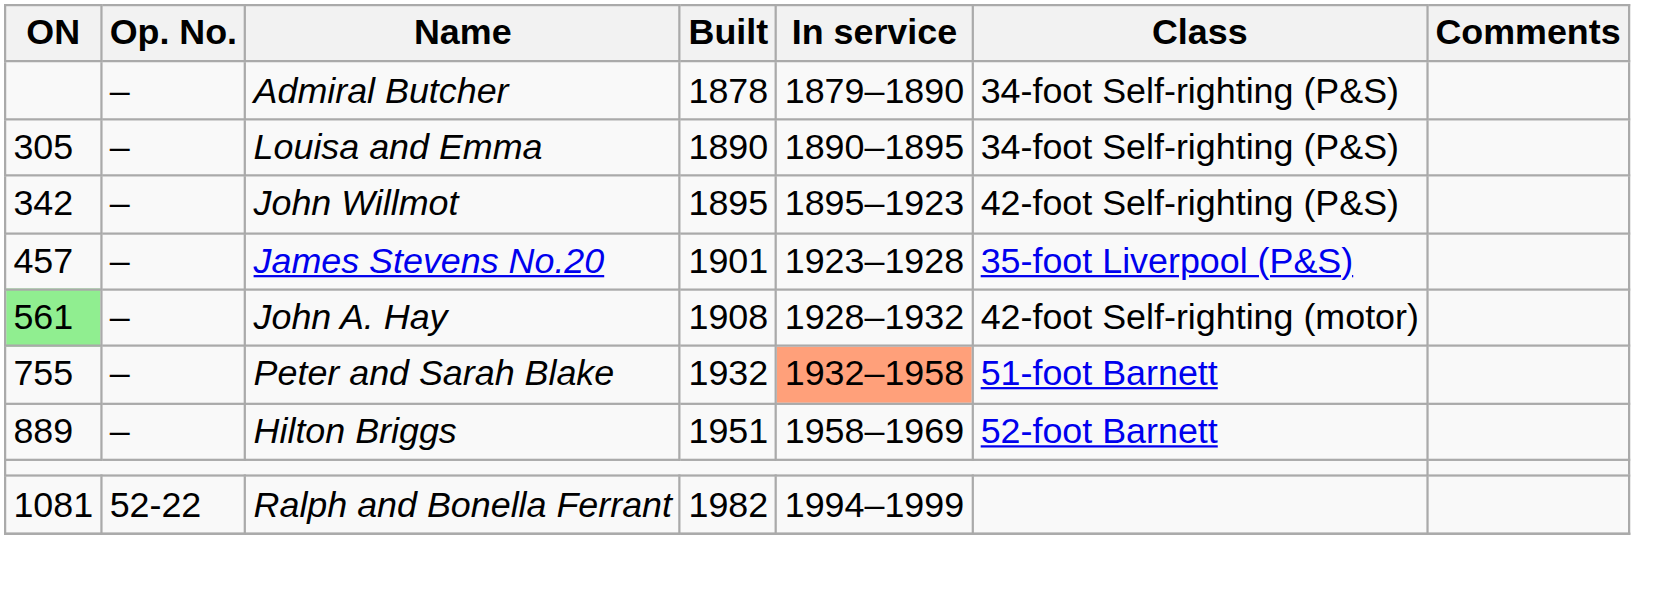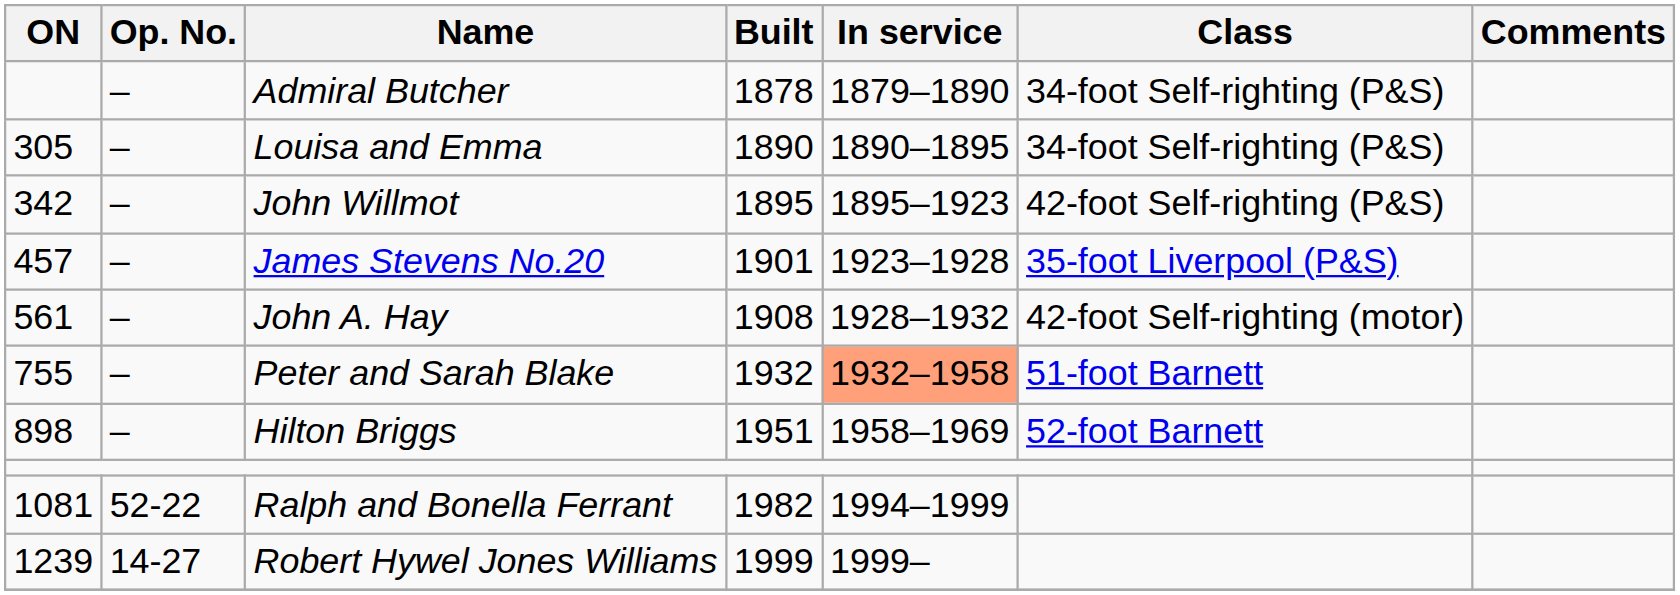(43, 317) lightgreen background -> (43, 317) no background
(43, 430) 889 -> (43, 430) 898
+ row: (485, 561)
